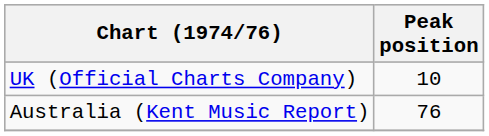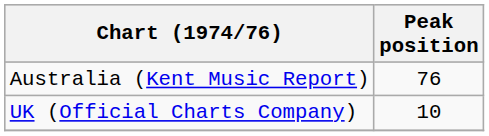rows swapped: (190, 113) <-> (183, 79)
